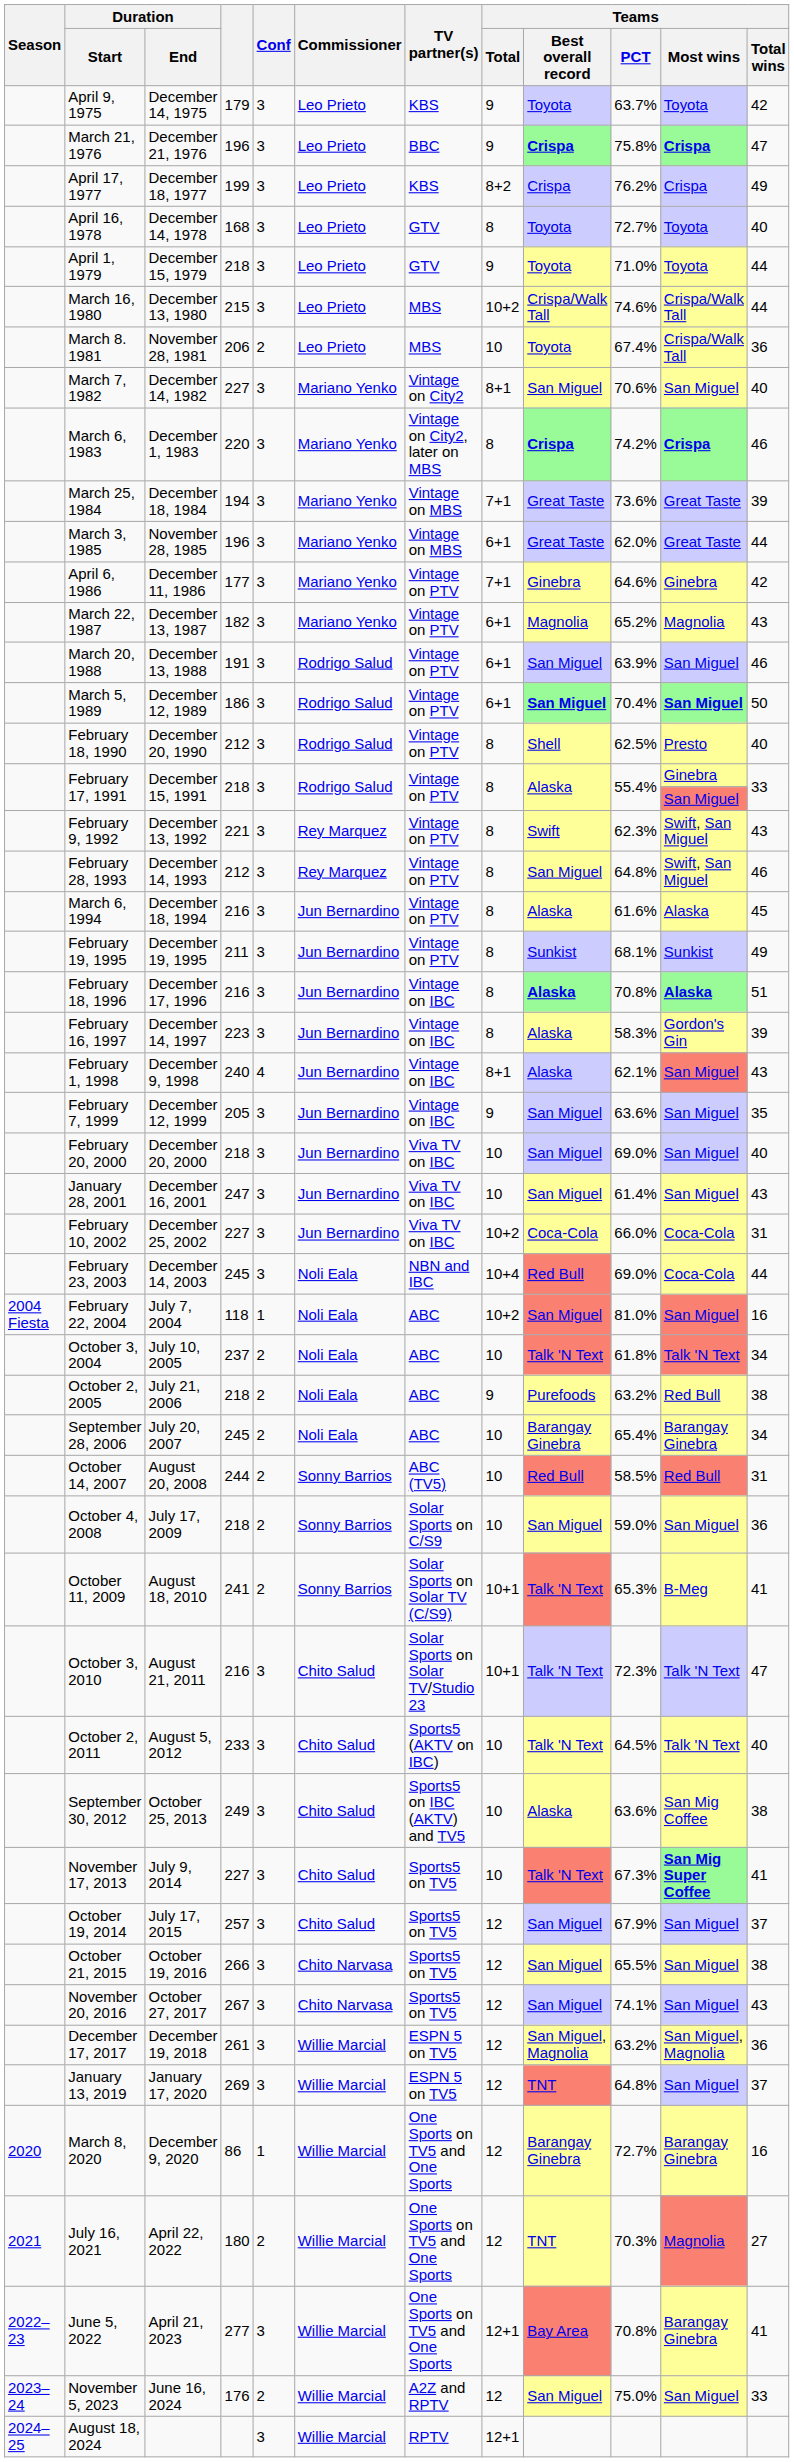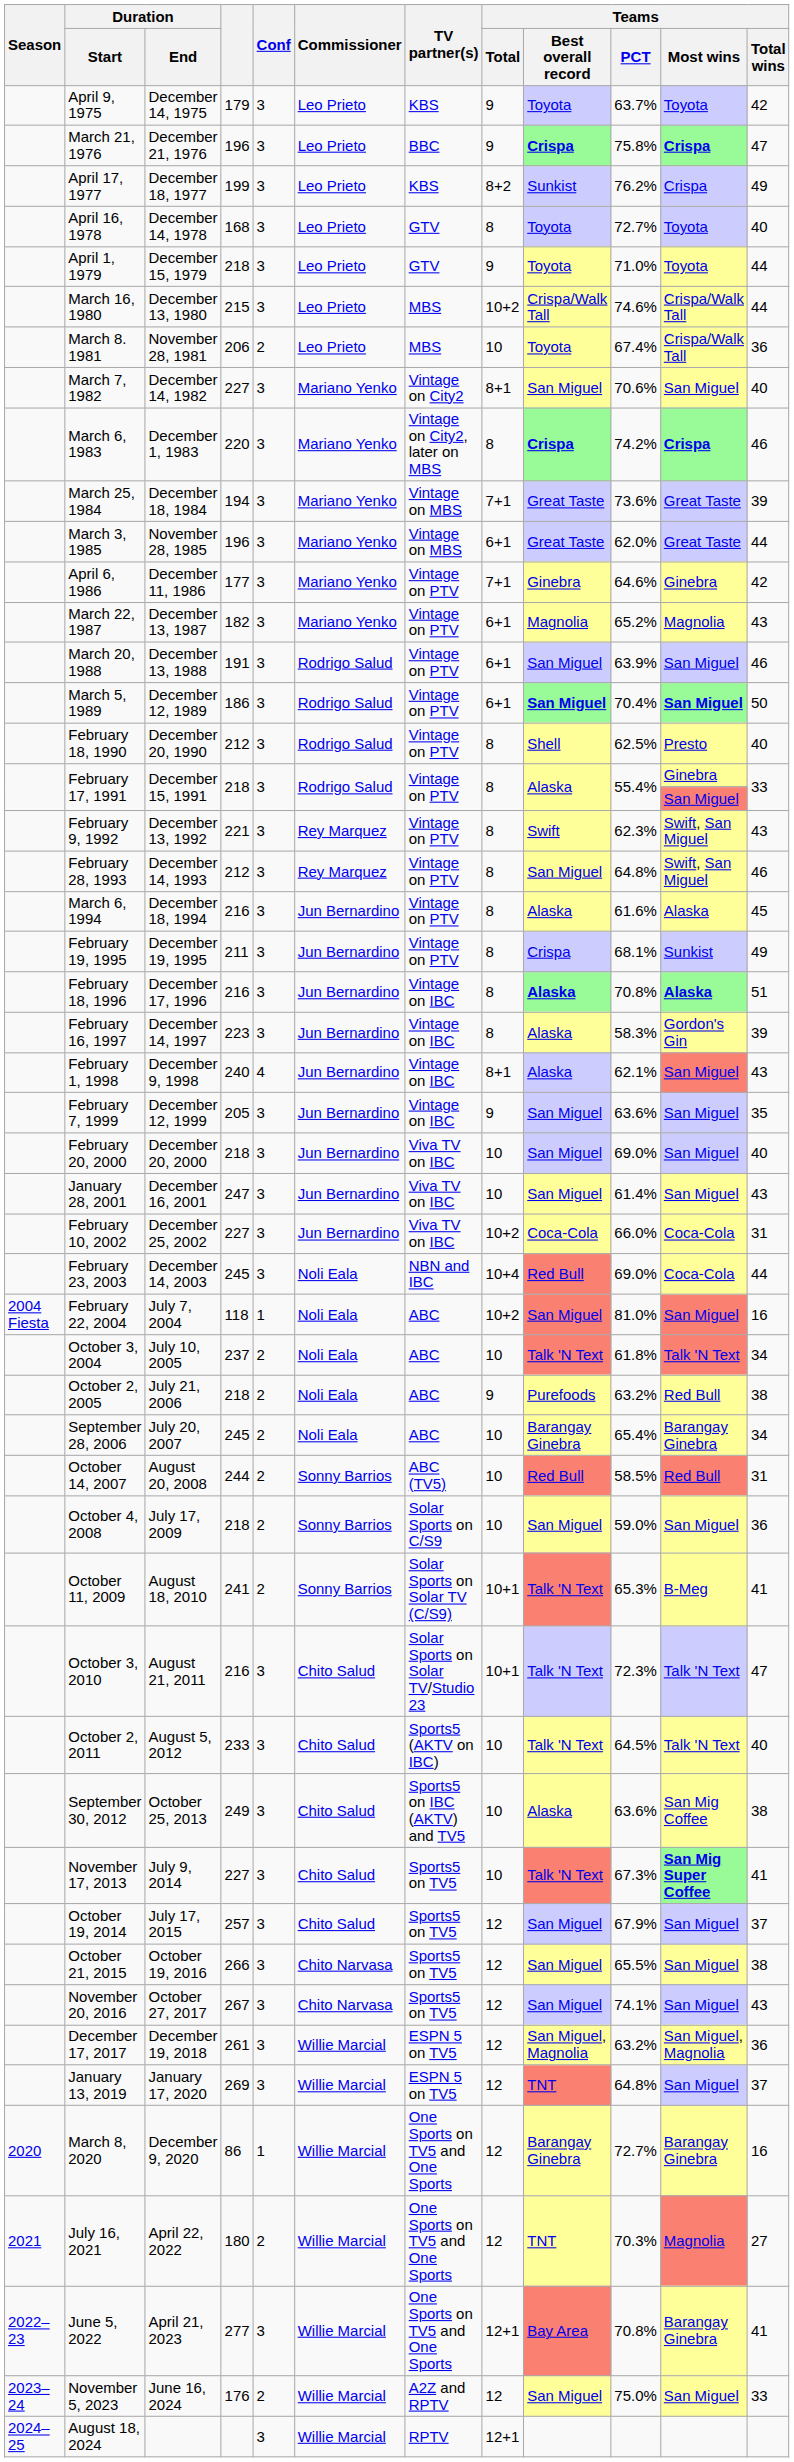(549, 186) Crispa -> (552, 186) Sunkist
(552, 952) Sunkist -> (549, 952) Crispa
